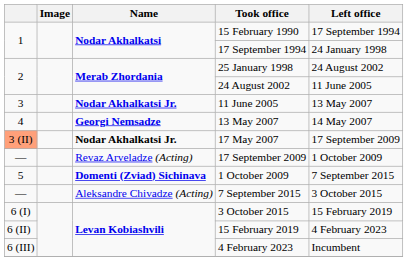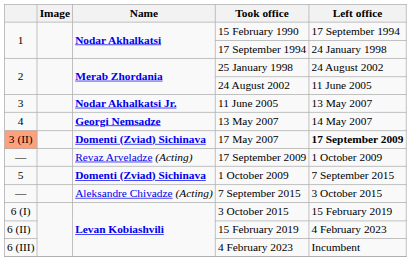(126, 139) Nodar Akhalkatsi Jr. -> (140, 139) Domenti (Zviad) Sichinava
(356, 139) normal -> (357, 139) bold
